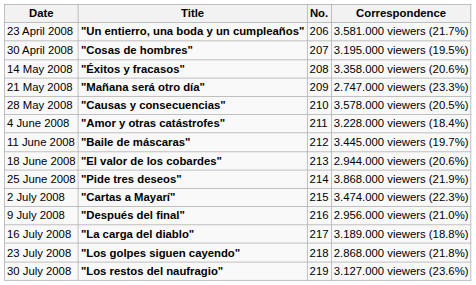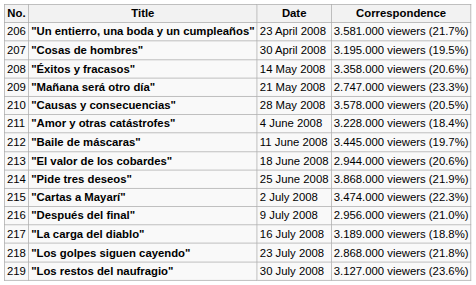columns swapped: (319, 13) <-> (41, 13)
